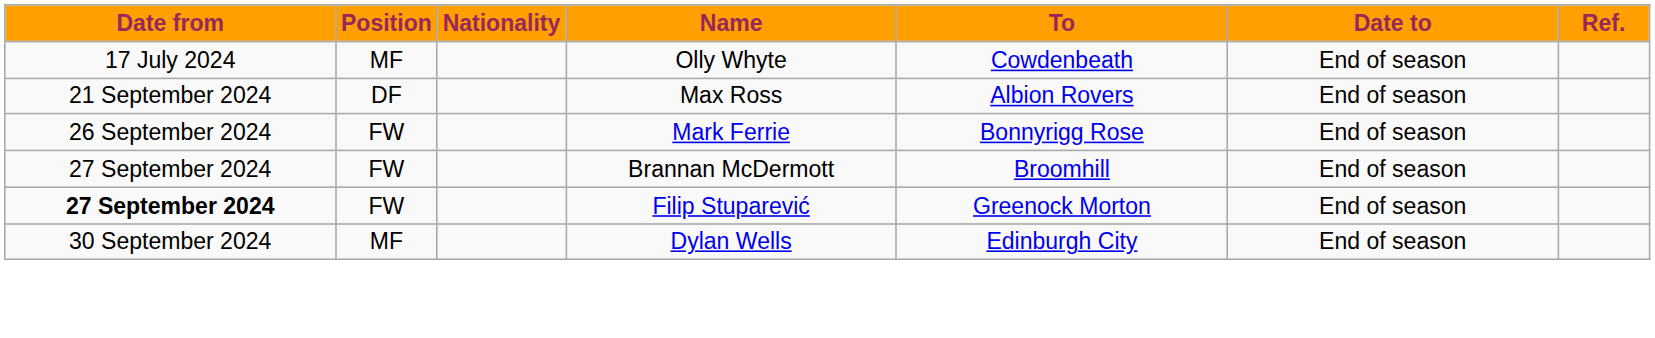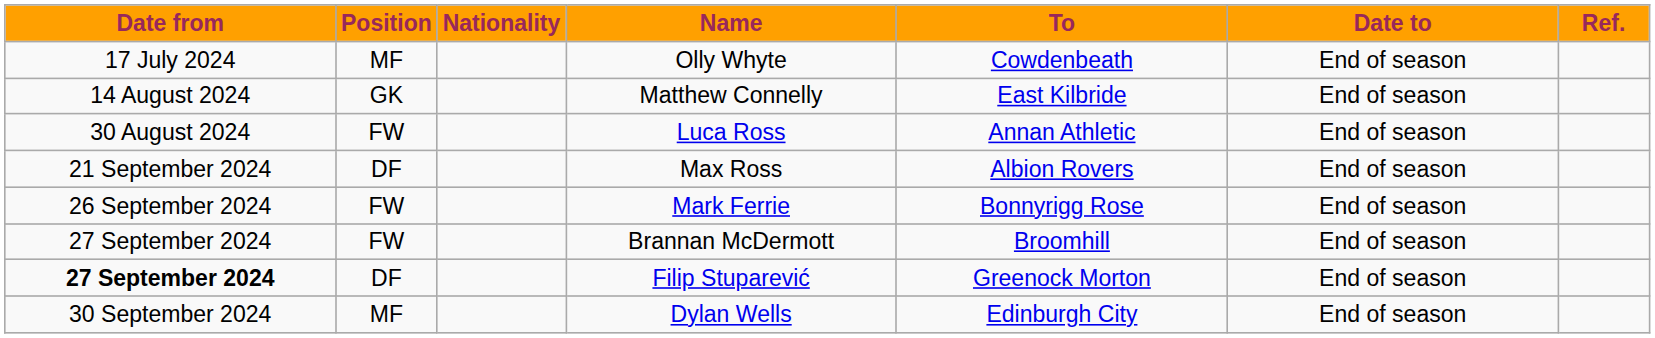+ row: (731, 96)
+ row: (731, 133)
(386, 205) FW -> (386, 278) DF
